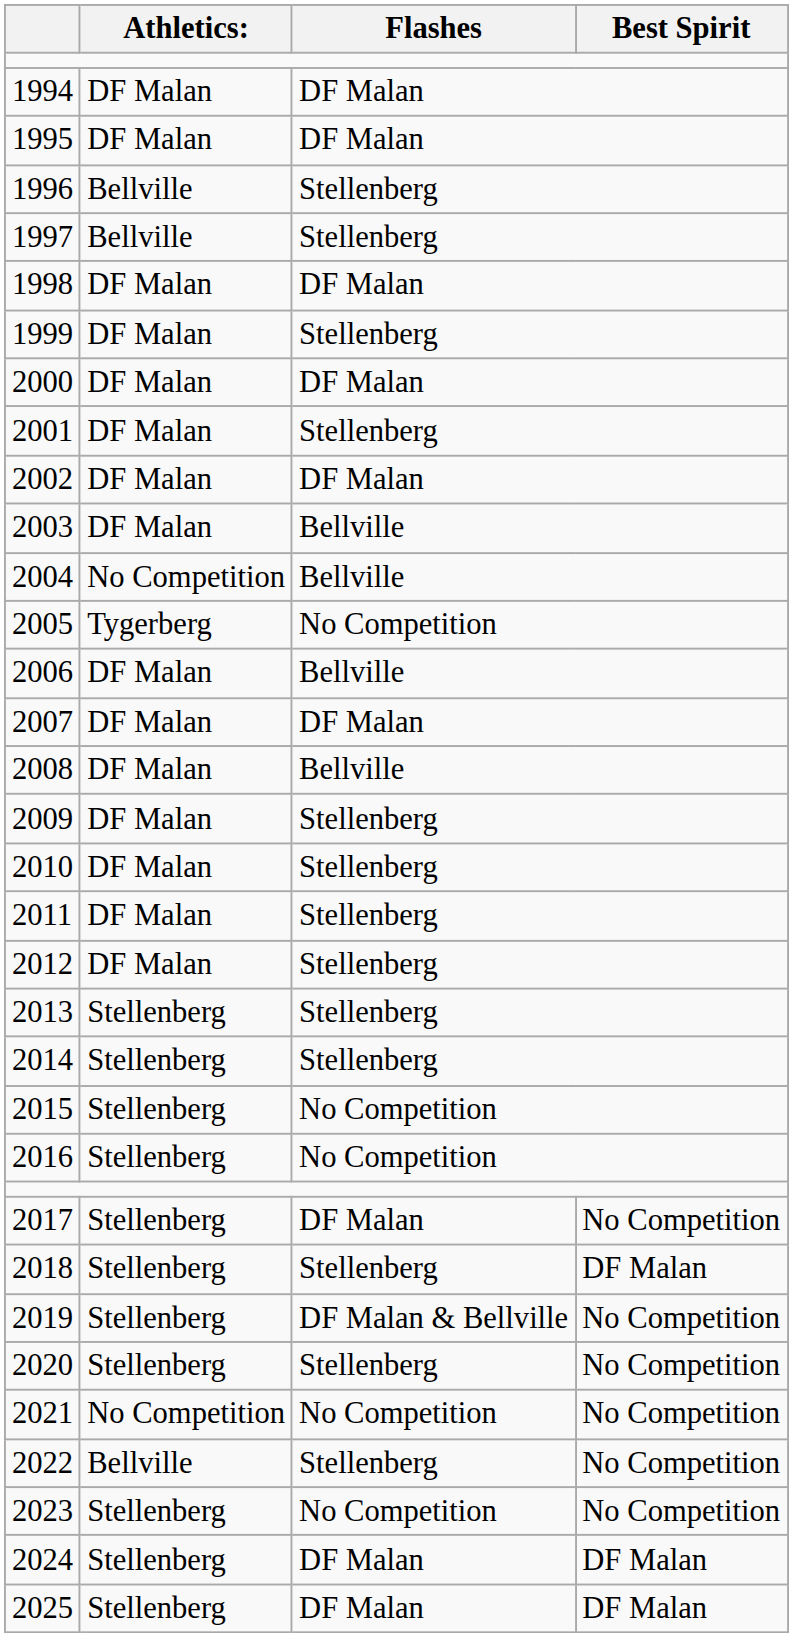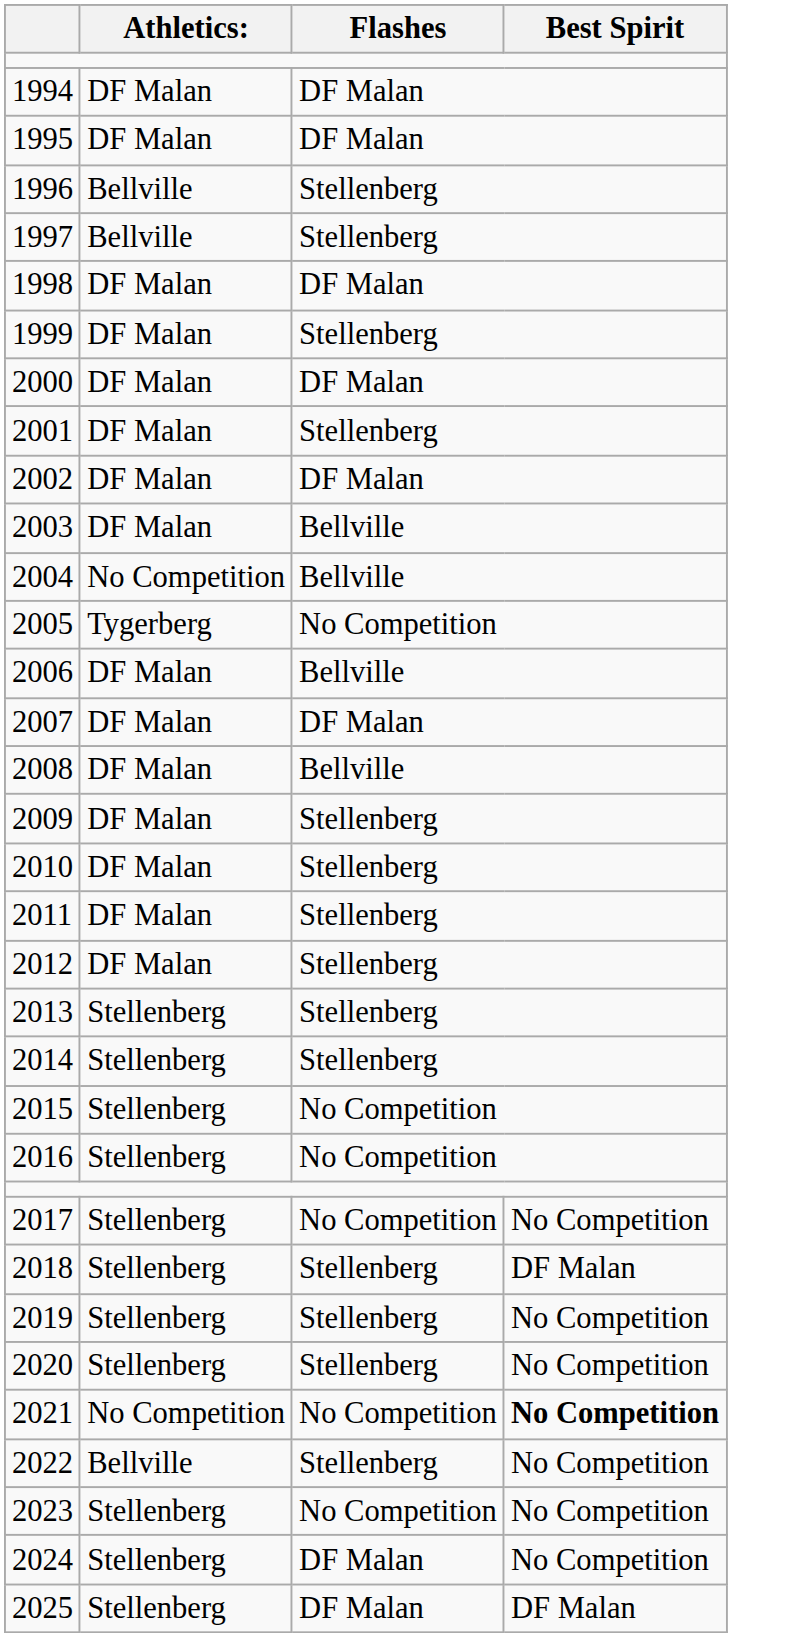(361, 1220) DF Malan -> (398, 1220) No Competition
(434, 1317) DF Malan & Bellville -> (368, 1317) Stellenberg
(681, 1413) normal -> (615, 1413) bold
(645, 1559) DF Malan -> (610, 1559) No Competition
